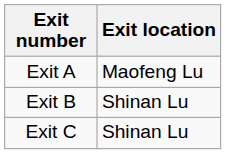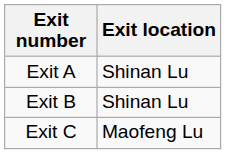(153, 71) Maofeng Lu -> (145, 71) Shinan Lu
(145, 132) Shinan Lu -> (153, 132) Maofeng Lu
